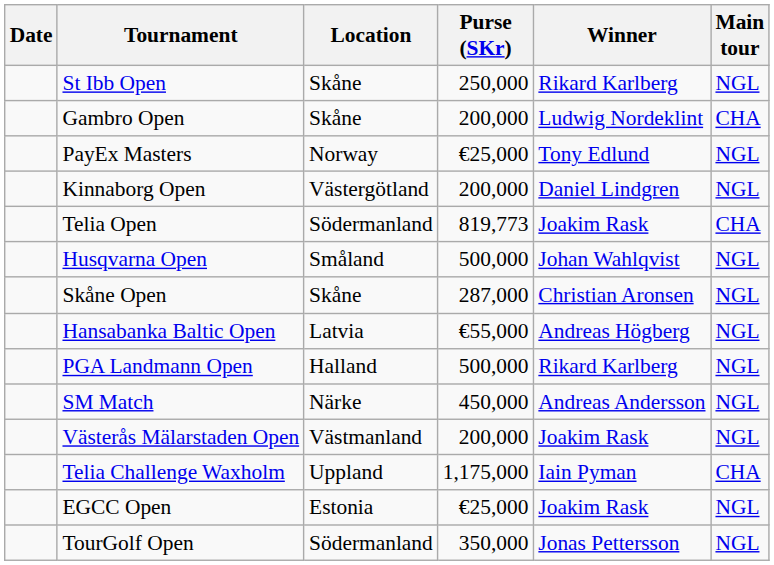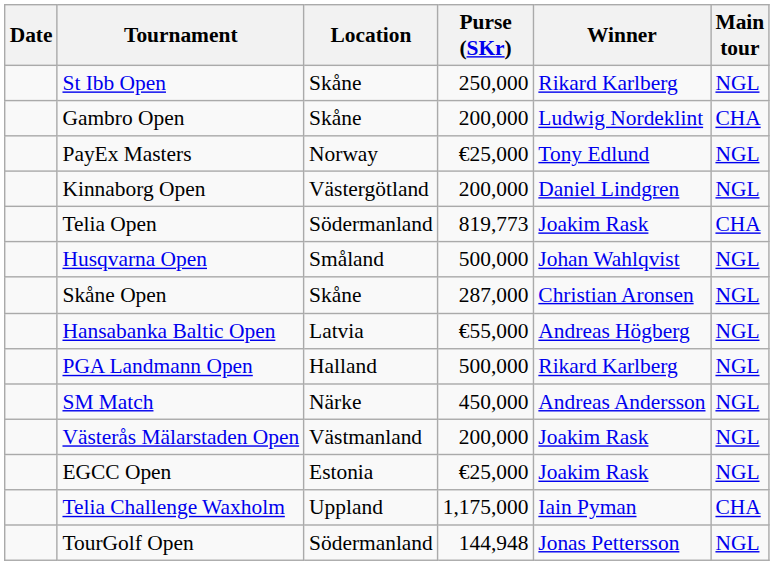rows swapped: (174, 471) <-> (117, 507)
(494, 542) 350,000 -> (494, 542) 144,948
